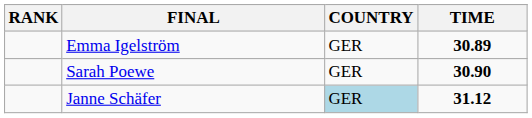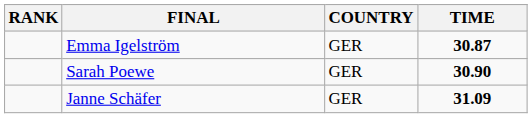(472, 44) 30.89 -> (472, 44) 30.87
(345, 98) lightblue background -> (345, 98) no background
(472, 98) 31.12 -> (472, 98) 31.09
